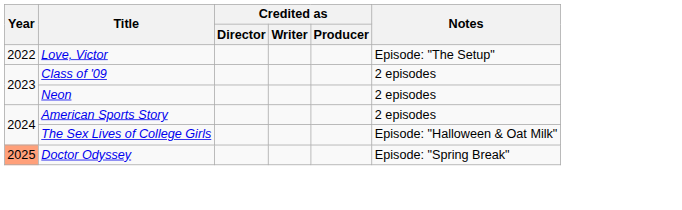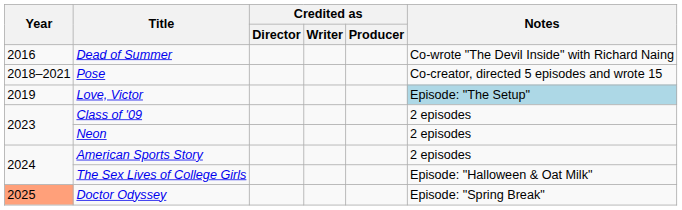+ row: (124, 54)
+ row: (91, 74)
(21, 54) 2022 -> (21, 94) 2019
(435, 54) no background -> (470, 94) lightblue background
